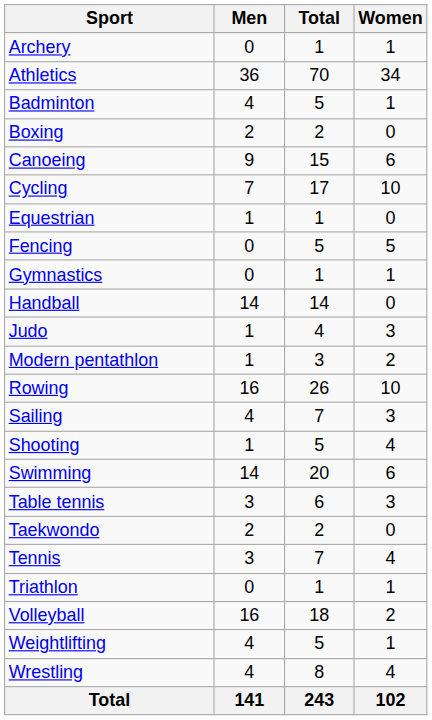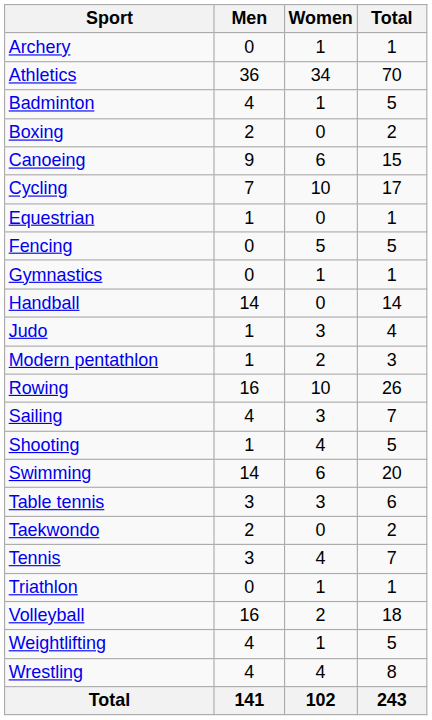columns swapped: (390, 18) <-> (319, 18)
